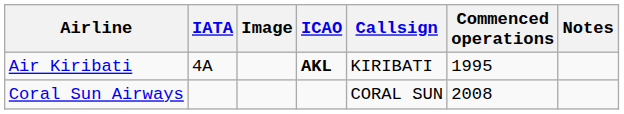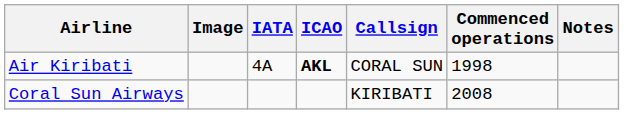columns swapped: (267, 29) <-> (213, 29)
(392, 66) KIRIBATI -> (397, 66) CORAL SUN
(472, 66) 1995 -> (472, 66) 1998
(397, 94) CORAL SUN -> (392, 94) KIRIBATI
